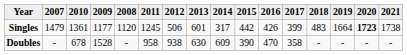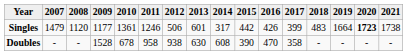columns swapped: (126, 12) <-> (78, 12)
(151, 27) 1245 -> (151, 27) 1246
(223, 43) 609 -> (223, 43) 608
